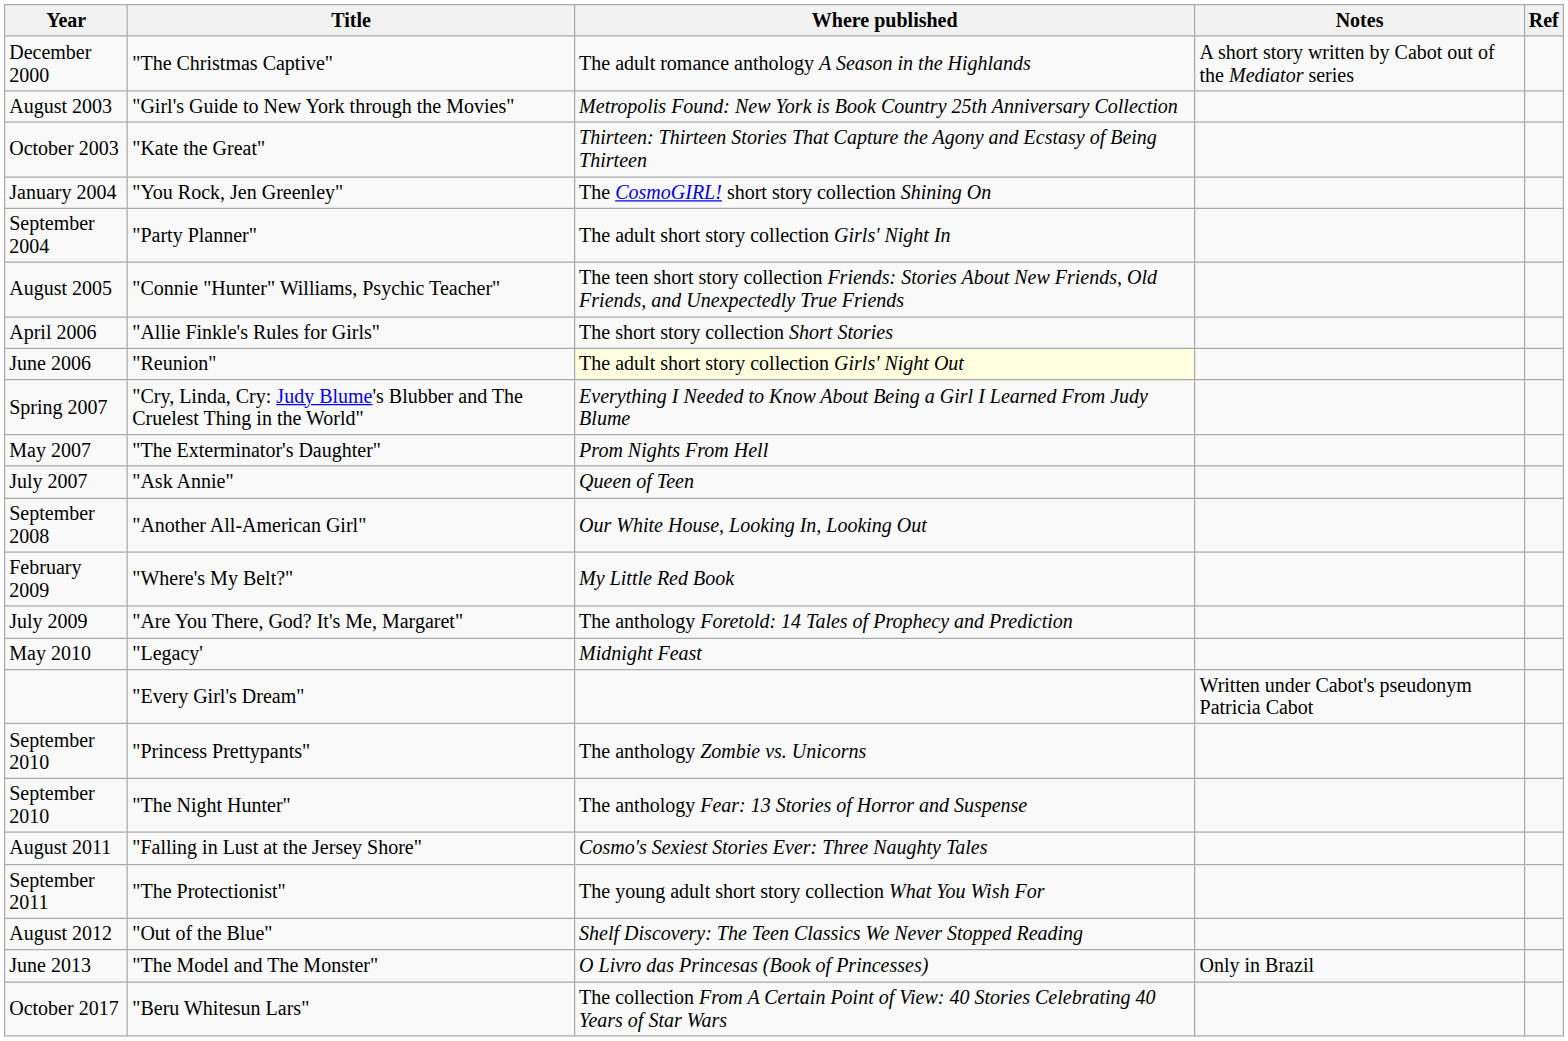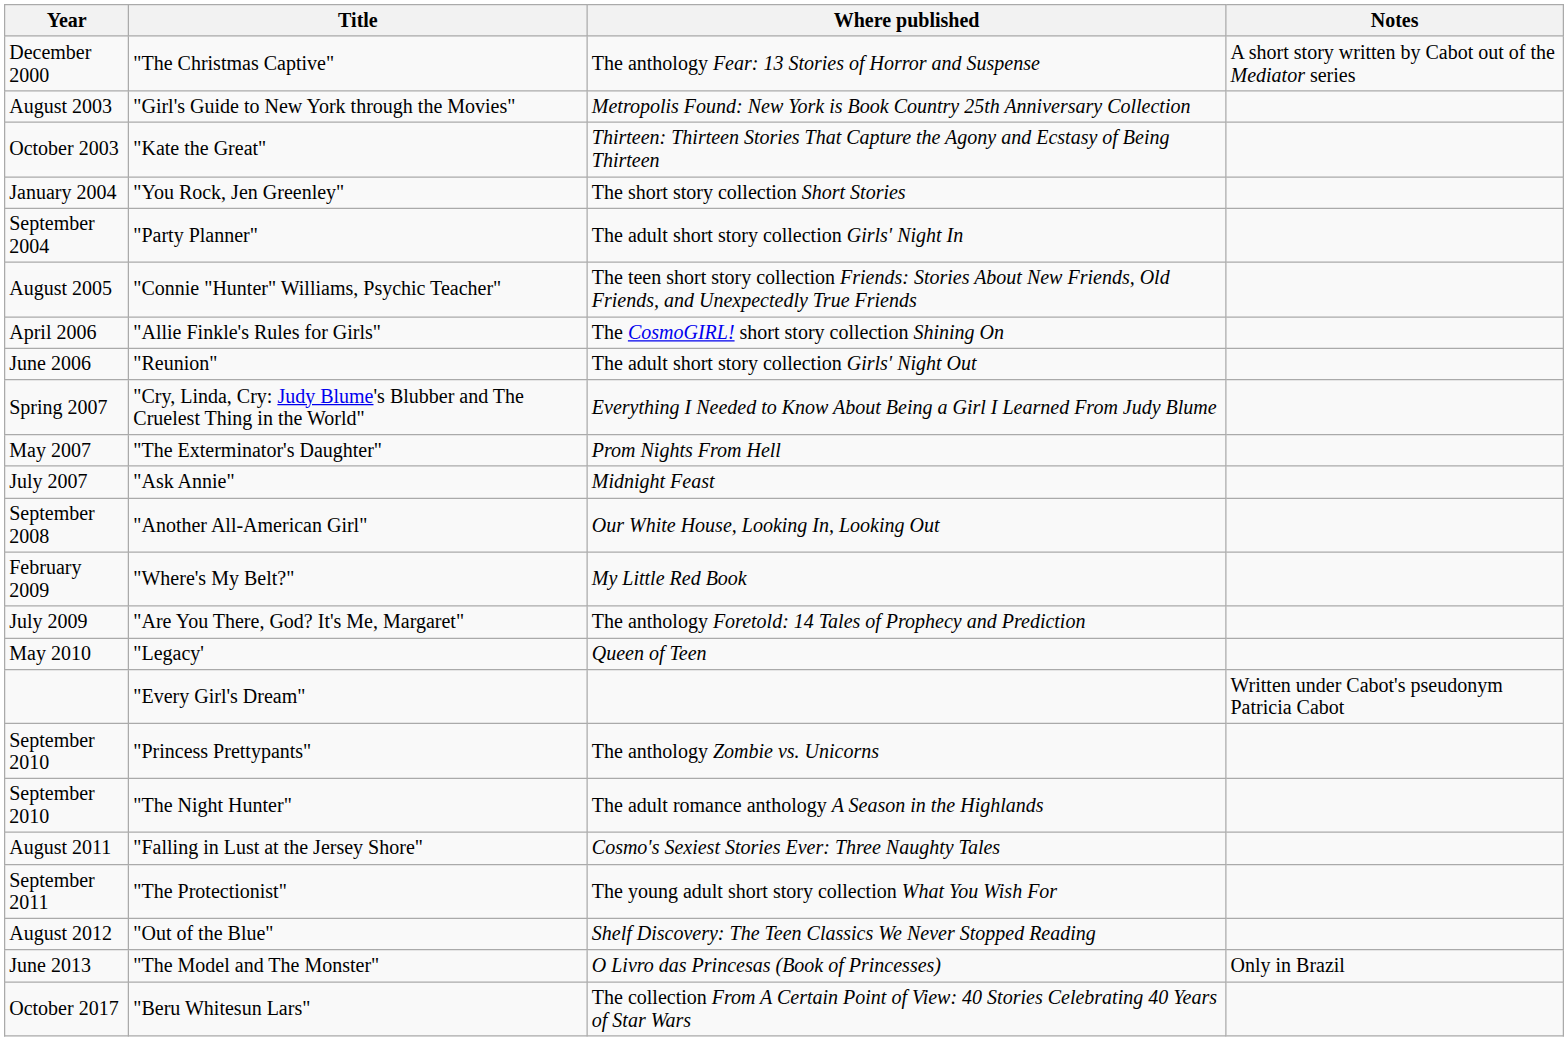- column: (1544, 20)
(805, 63) The adult romance anthology A Season in the Highlands -> (816, 63) The anthology Fear: 13 Stories of Horror and Suspense
(785, 192) The CosmoGIRL! short story collection Shining On -> (749, 192) The short story collection Short Stories
(736, 332) The short story collection Short Stories -> (798, 332) The CosmoGIRL! short story collection Shining On
(772, 364) lightyellow background -> (784, 364) no background
(637, 481) Queen of Teen -> (653, 481) Midnight Feast
(641, 653) Midnight Feast -> (649, 653) Queen of Teen
(803, 805) The anthology Fear: 13 Stories of Horror and Suspense -> (818, 805) The adult romance anthology A Season in the Highlands
